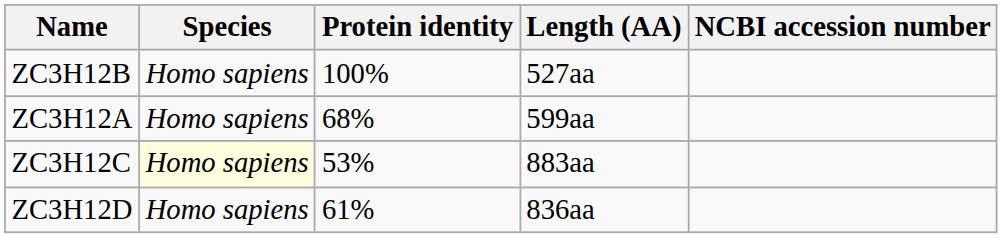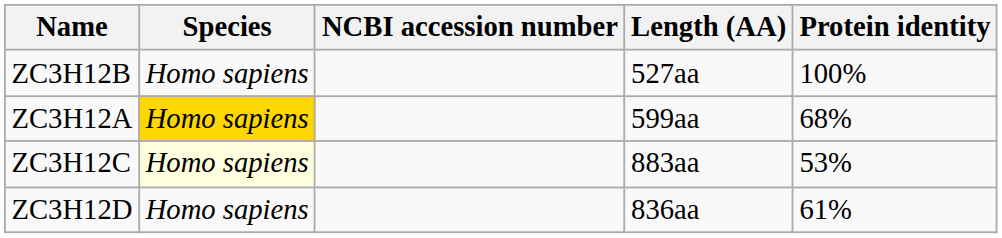columns swapped: (843, 27) <-> (418, 27)
(227, 118) no background -> (227, 118) gold background
